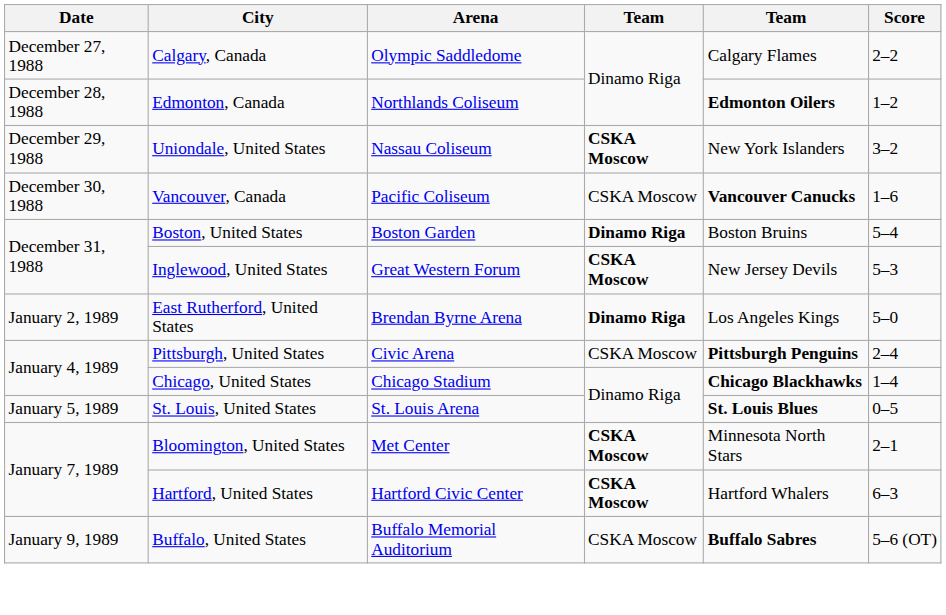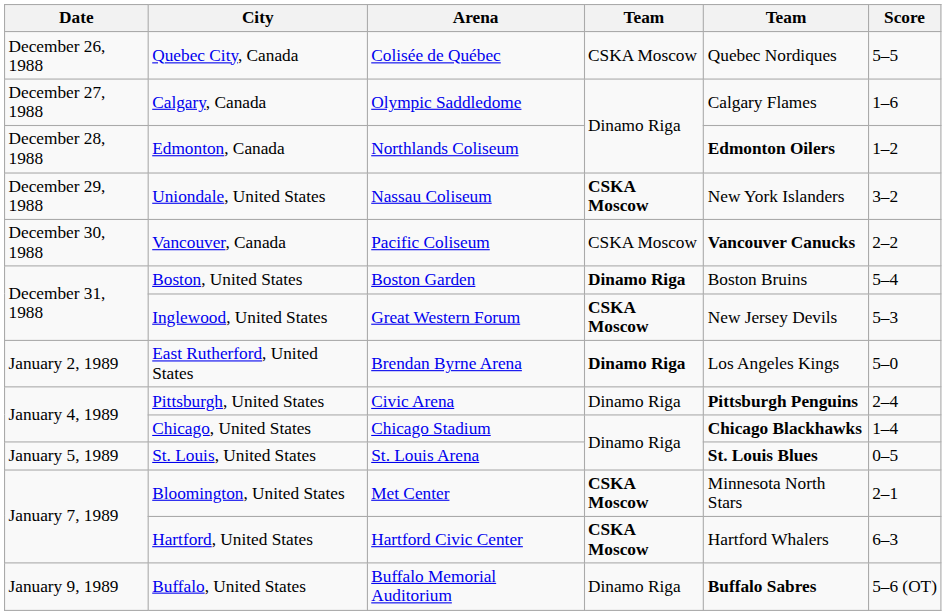+ row: (225, 55)
(885, 55) 2–2 -> (885, 102) 1–6
(885, 195) 1–6 -> (885, 242) 2–2
(642, 354) CSKA Moscow -> (634, 400) Dinamo Riga
(642, 539) CSKA Moscow -> (634, 586) Dinamo Riga
